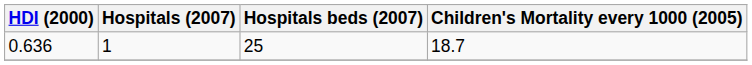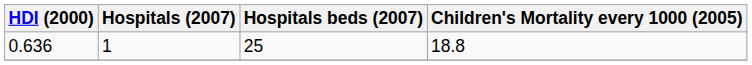(448, 45) 18.7 -> (448, 45) 18.8
